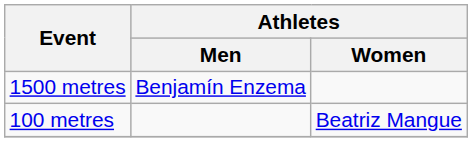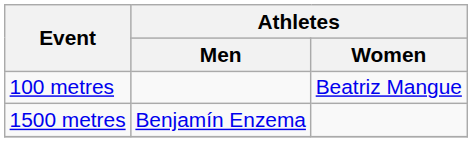rows swapped: (62, 121) <-> (68, 88)
